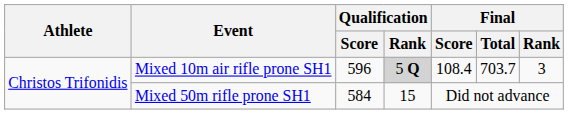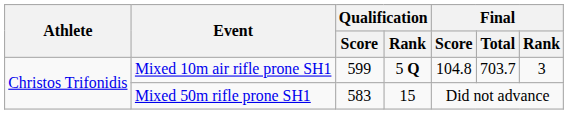(359, 70) 596 -> (359, 70) 599
(407, 70) lightgrey background -> (407, 70) no background
(454, 70) 108.4 -> (454, 70) 104.8
(359, 96) 584 -> (359, 96) 583
